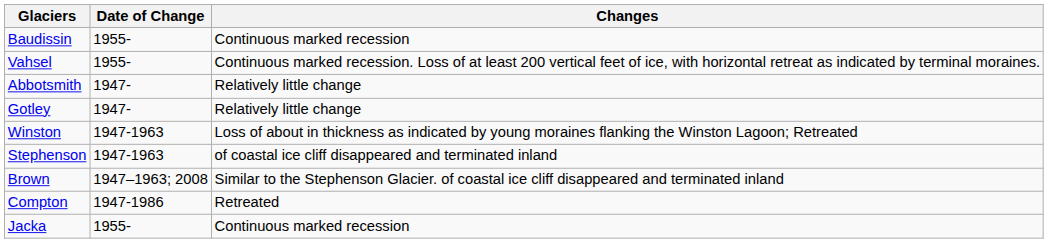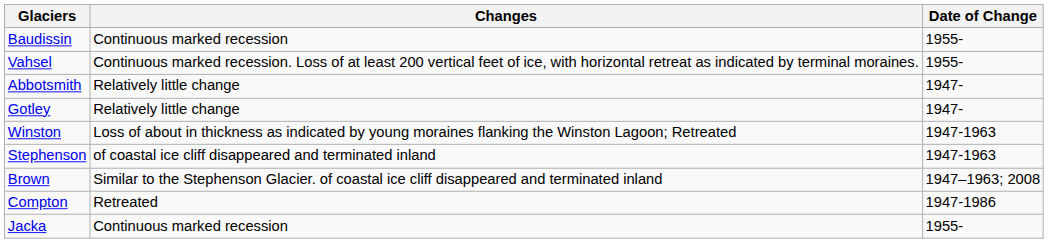columns swapped: (151, 16) <-> (627, 16)
